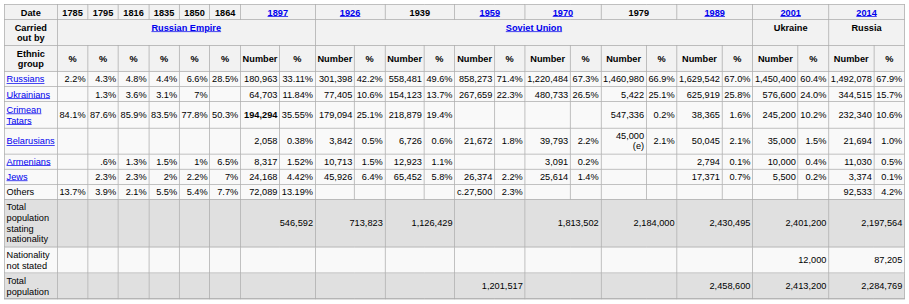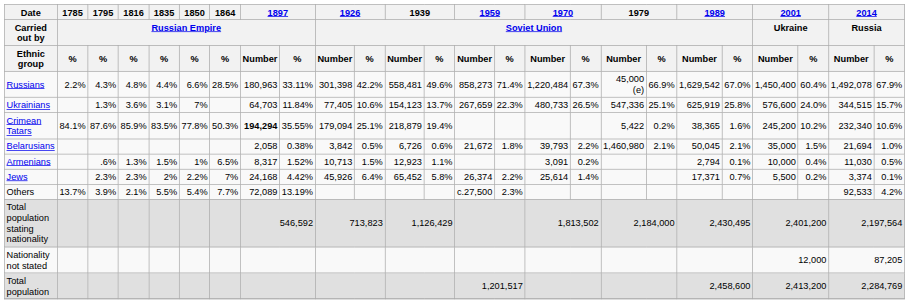(624, 79) 1,460,980 -> (630, 84) 45,000 (e)
(633, 94) 5,422 -> (627, 105) 547,336
(627, 115) 547,336 -> (633, 125) 5,422
(630, 141) 45,000 (e) -> (624, 146) 1,460,980
